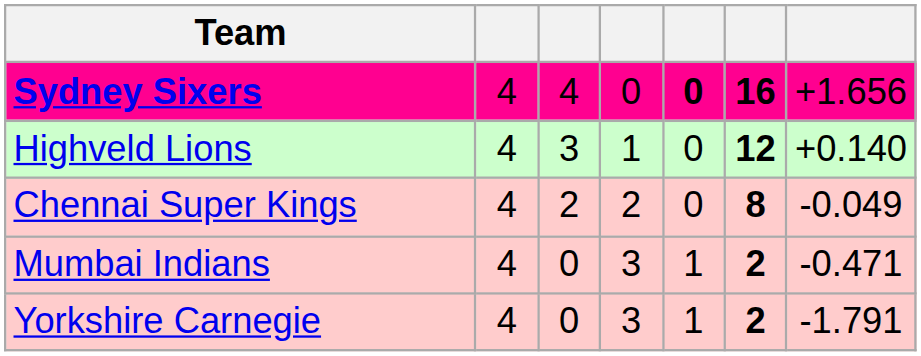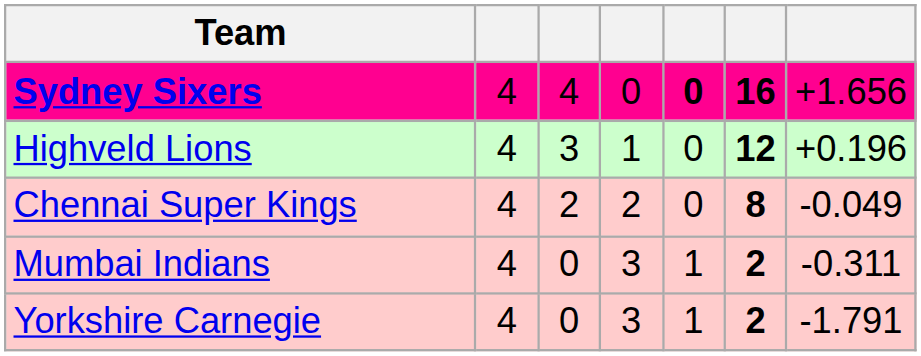(851, 148) +0.140 -> (851, 148) +0.196
(851, 263) -0.471 -> (851, 263) -0.311
